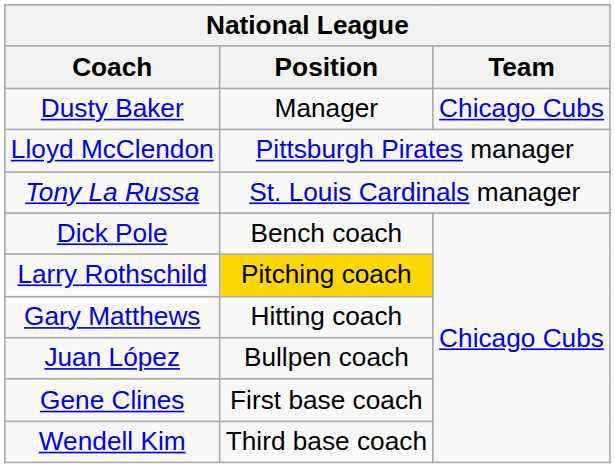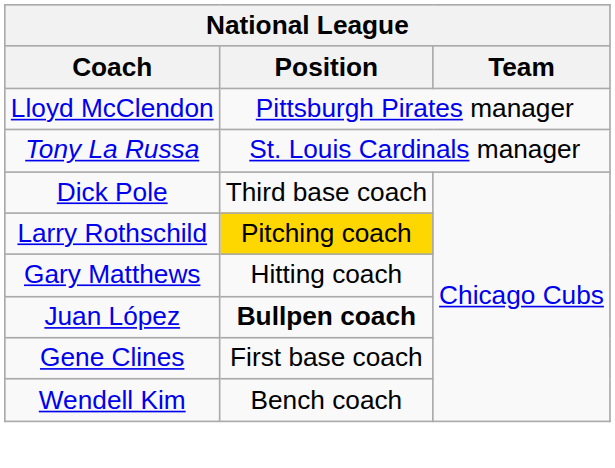- row: (112, 108)
(326, 233) Bench coach -> (326, 191) Third base coach
(326, 358) normal -> (326, 316) bold
(326, 441) Third base coach -> (326, 399) Bench coach
